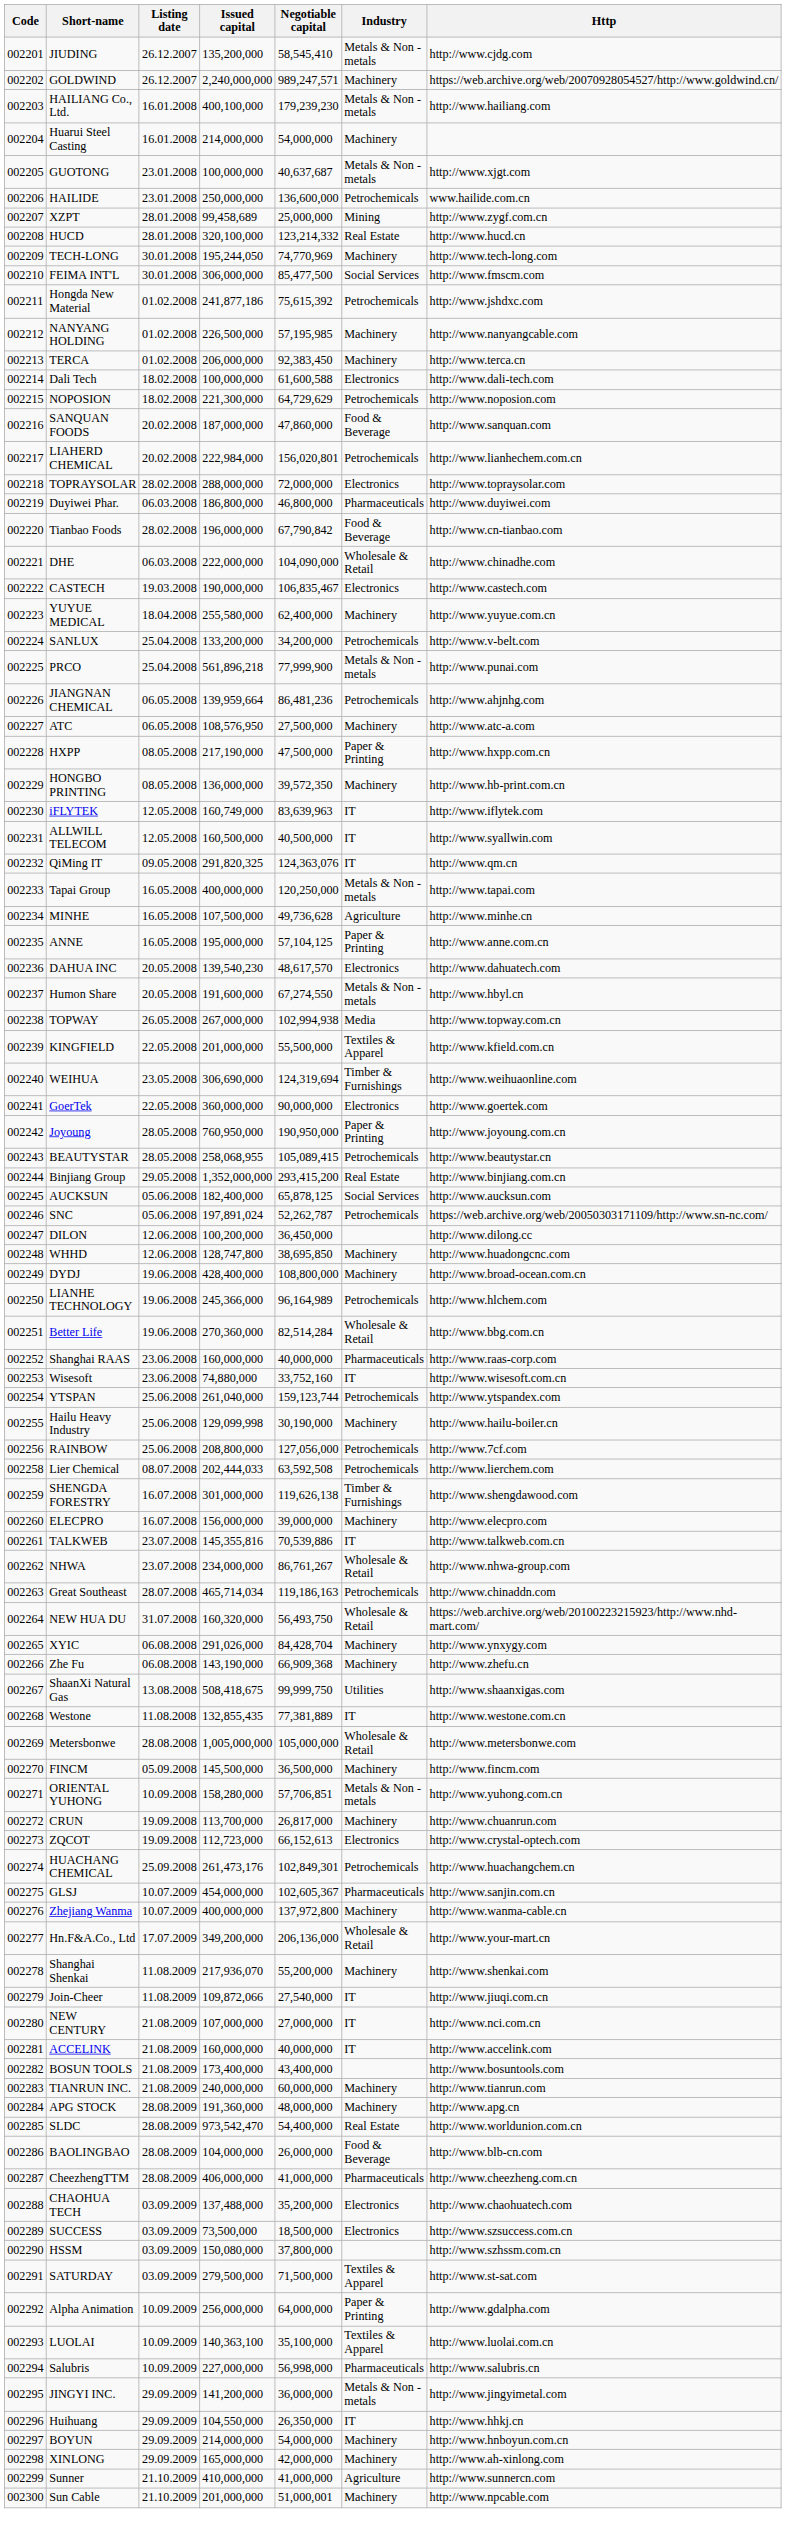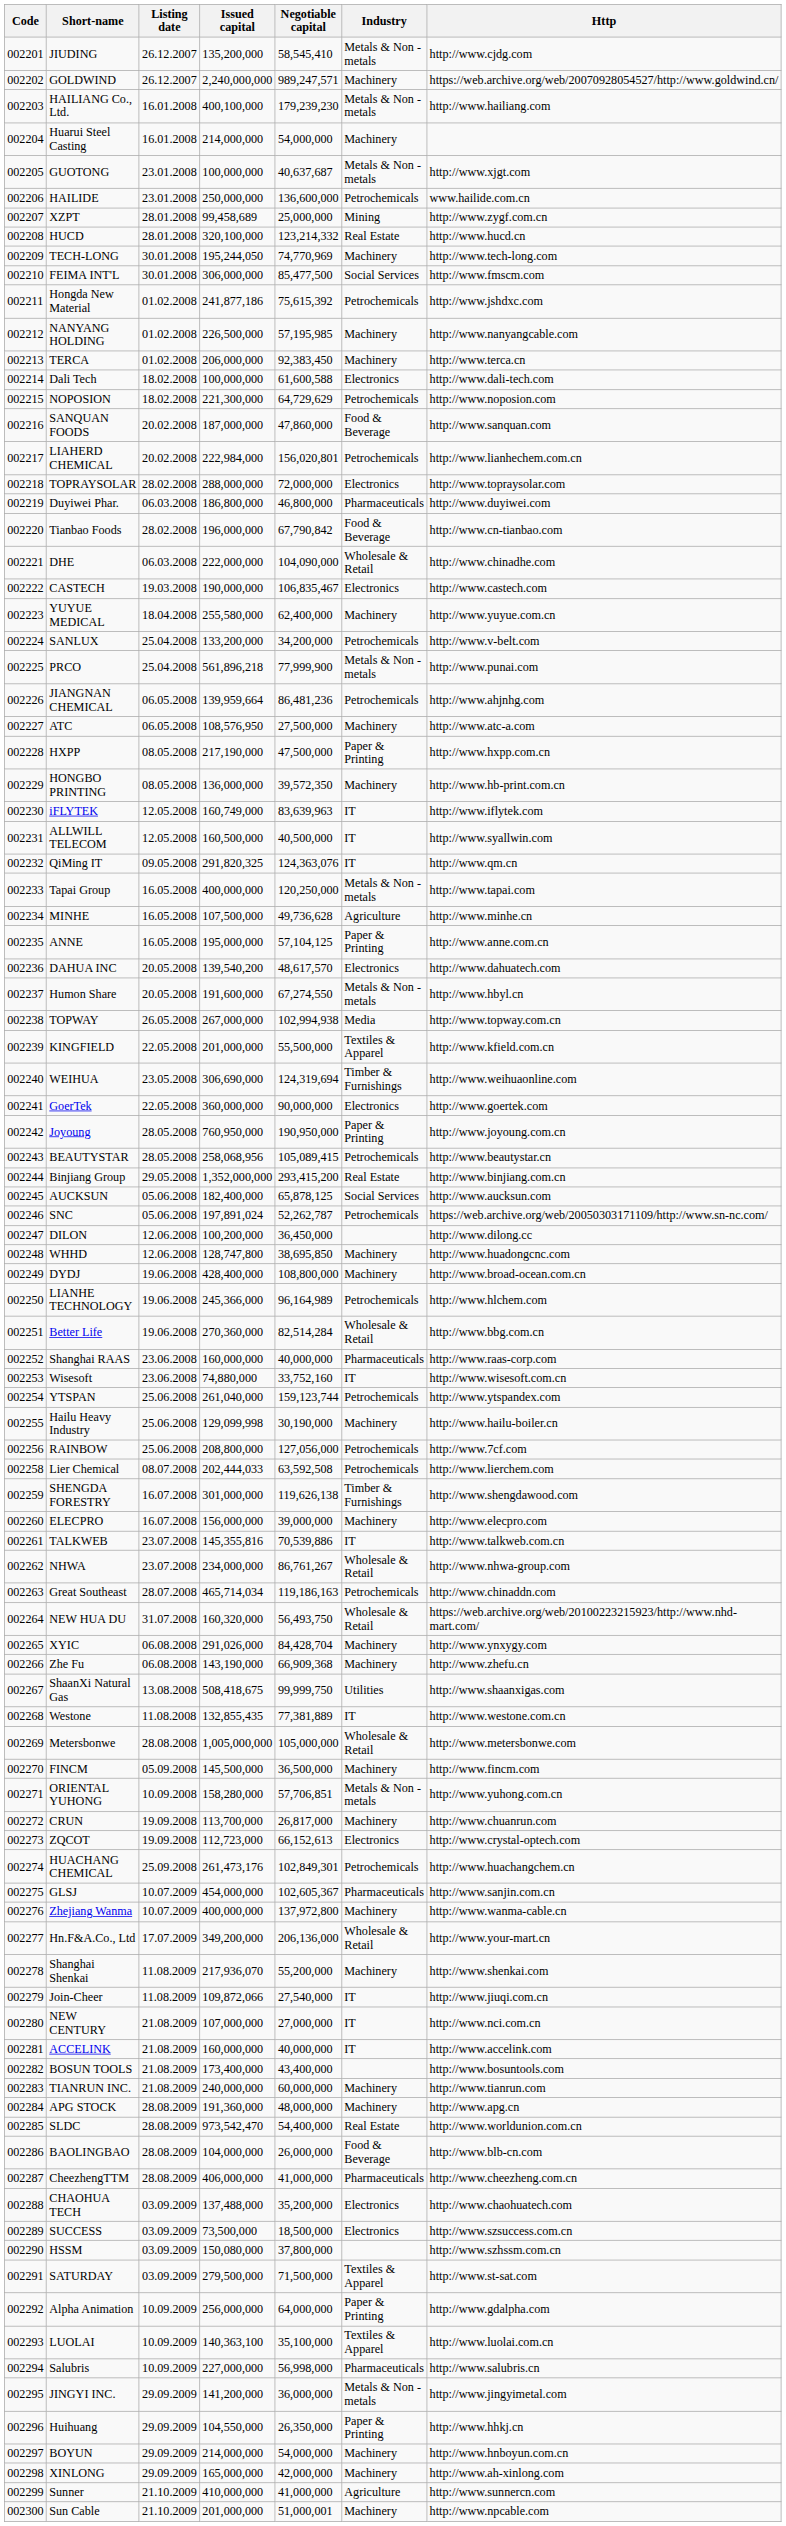(233, 968) 139,540,230 -> (233, 968) 139,540,200
(233, 1158) 258,068,955 -> (233, 1158) 258,068,956
(350, 2420) IT -> (364, 2427) Paper & Printing
